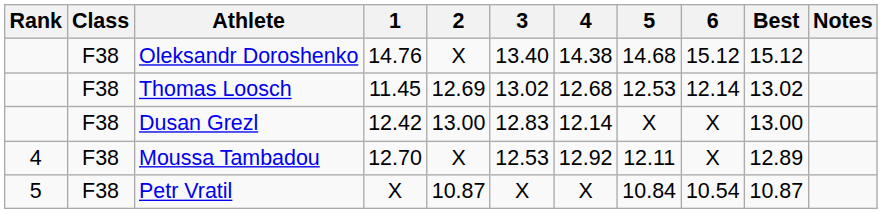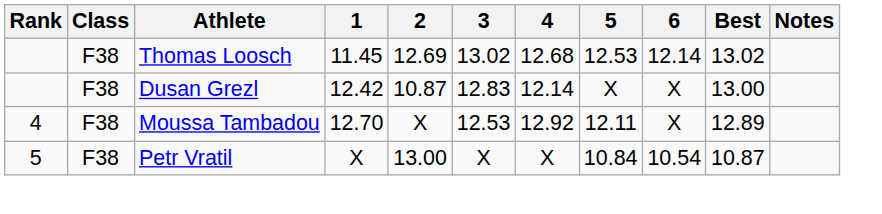- row: (249, 55)
(459, 123) 13.00 -> (420, 89) 10.87
(459, 191) 10.87 -> (420, 157) 13.00
